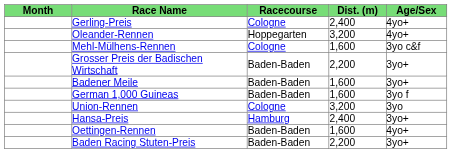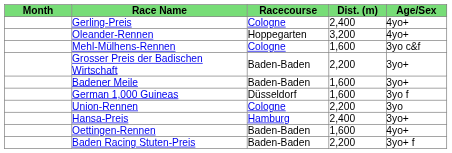(279, 94) Baden-Baden -> (272, 94) Düsseldorf
(342, 106) 3,200 -> (342, 106) 2,200
(398, 142) 3yo+ -> (400, 142) 3yo+ f
